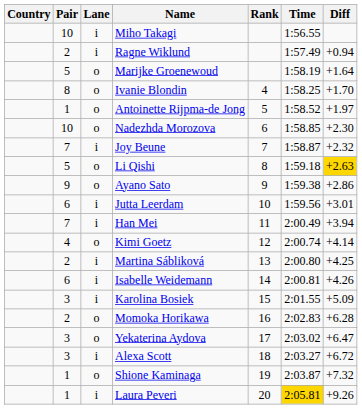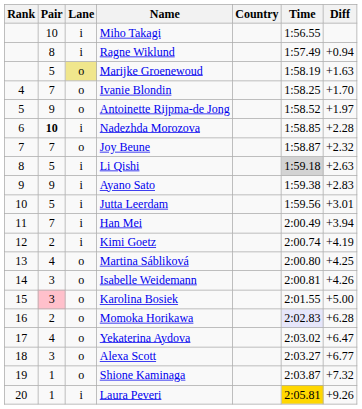columns swapped: (265, 14) <-> (29, 14)
(67, 52) 2 -> (52, 52) 8
(97, 71) no background -> (81, 71) khaki background
(340, 71) +1.64 -> (340, 71) +1.63
(67, 90) 8 -> (52, 90) 7
(67, 109) 1 -> (52, 109) 9
(67, 128) normal -> (52, 128) bold
(97, 128) o -> (81, 128) i
(340, 128) +2.30 -> (340, 128) +2.28
(97, 147) i -> (81, 147) o
(97, 166) o -> (81, 166) i
(302, 166) no background -> (302, 166) lightgrey background
(340, 166) gold background -> (340, 166) no background
(97, 185) o -> (81, 185) i
(340, 185) +2.86 -> (340, 185) +2.83
(67, 204) 6 -> (52, 204) 5
(67, 242) 4 -> (52, 242) 2
(97, 242) o -> (81, 242) i
(340, 242) +4.14 -> (340, 242) +4.19
(67, 261) 2 -> (52, 261) 4
(97, 261) i -> (81, 261) o
(67, 280) 6 -> (52, 280) 3
(97, 280) i -> (81, 280) o
(67, 299) no background -> (52, 299) pink background
(97, 299) i -> (81, 299) o
(340, 299) +5.09 -> (340, 299) +5.00
(302, 318) no background -> (302, 318) lavender background
(67, 337) 3 -> (52, 337) 4
(97, 356) i -> (81, 356) o
(340, 356) +6.72 -> (340, 356) +6.77
